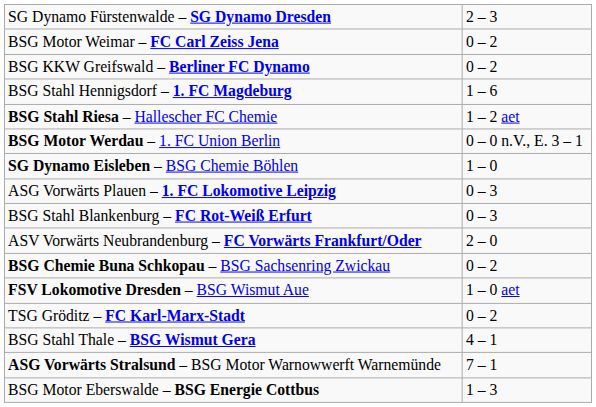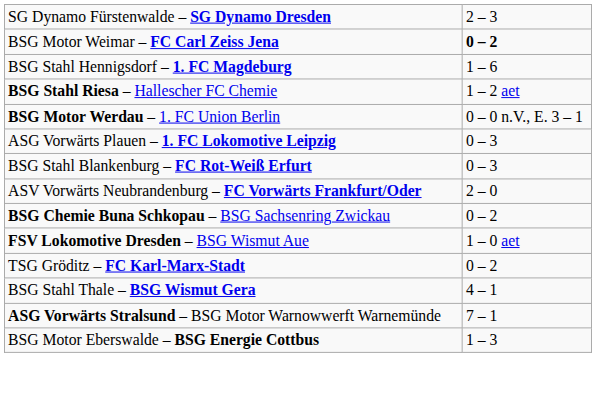(482, 41) normal -> (482, 41) bold
- row: (159, 66)
- row: (153, 166)
